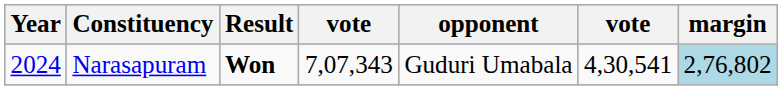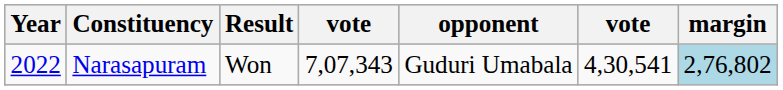(36, 64) 2024 -> (36, 64) 2022
(250, 64) bold -> (248, 64) normal
